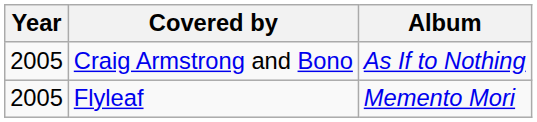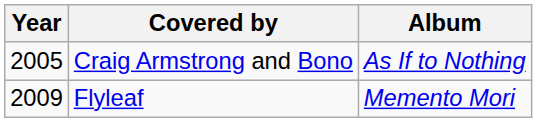(37, 98) 2005 -> (37, 98) 2009
